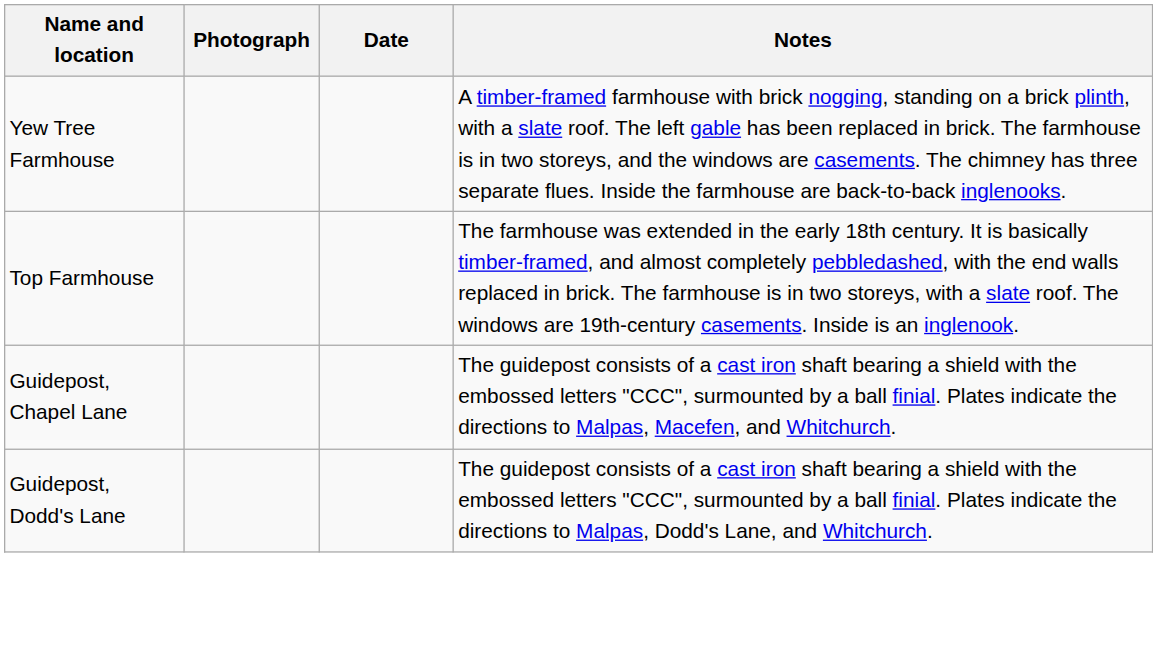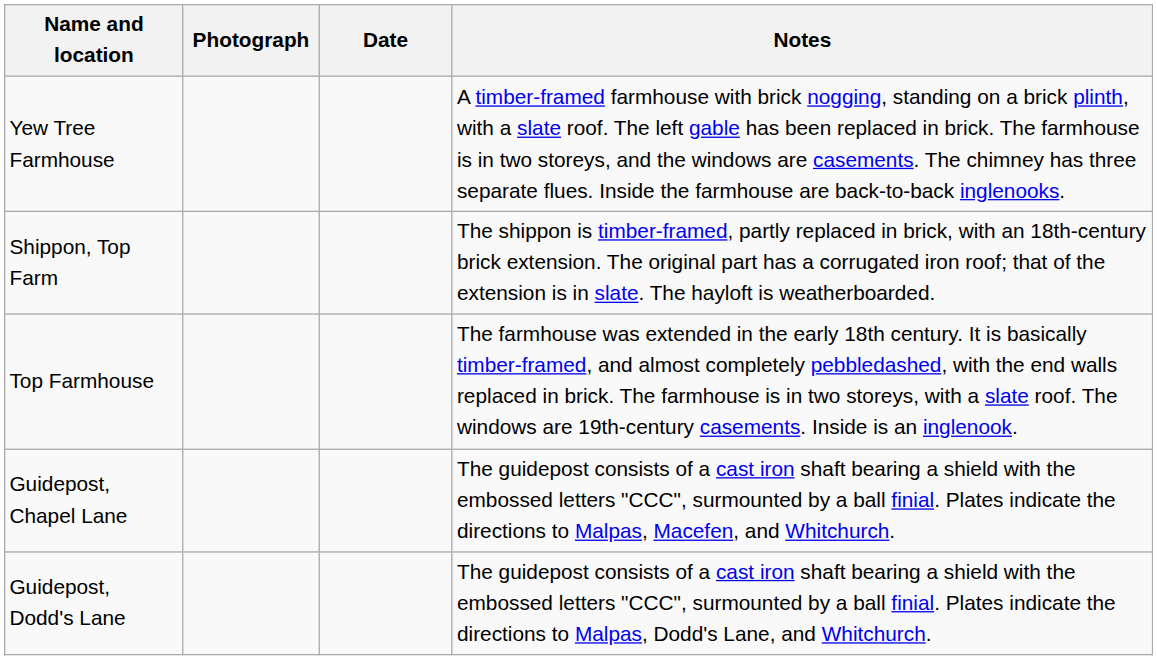+ row: (70, 262)
